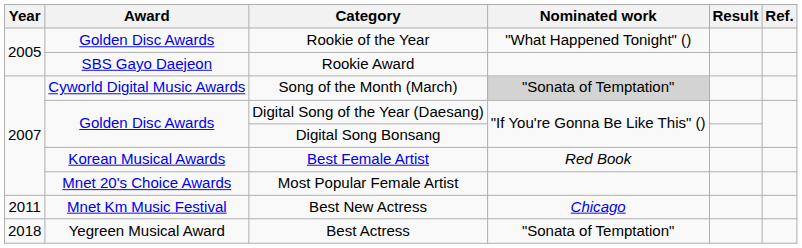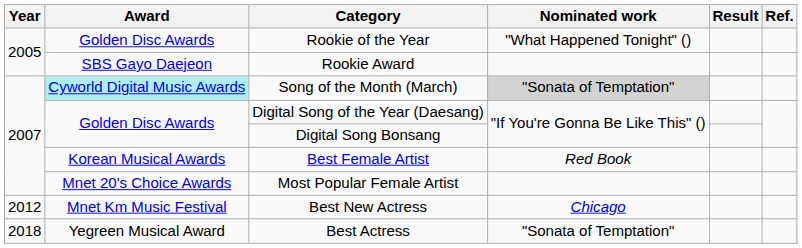(147, 87) no background -> (147, 87) paleturquoise background
(25, 207) 2011 -> (25, 207) 2012
